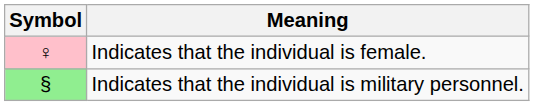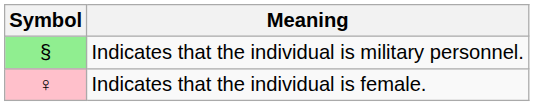rows swapped: (259, 52) <-> (308, 84)
